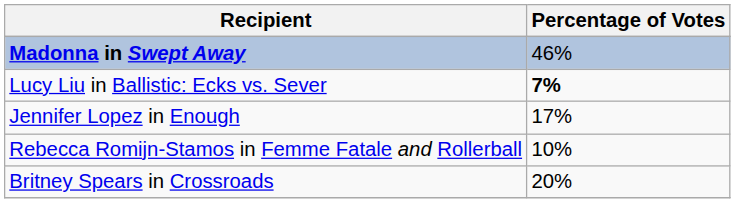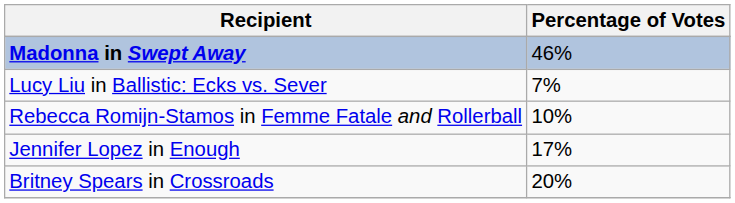(546, 85) bold -> (546, 85) normal
rows swapped: (125, 117) <-> (266, 149)
